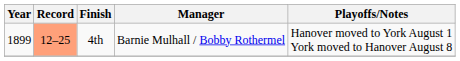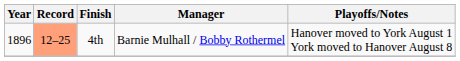(19, 39) 1899 -> (19, 39) 1896
